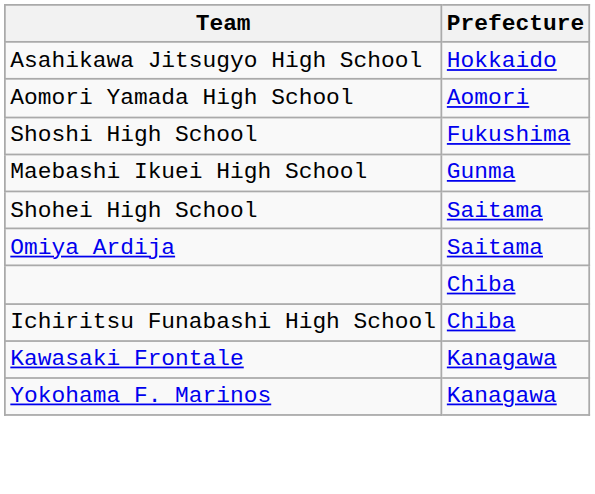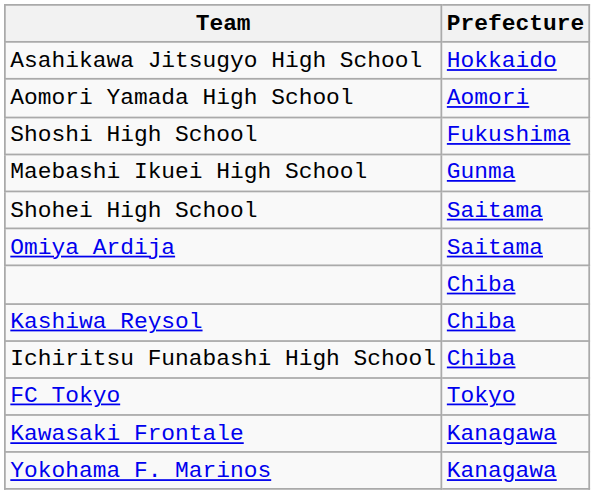+ row: (106, 322)
+ row: (65, 396)
